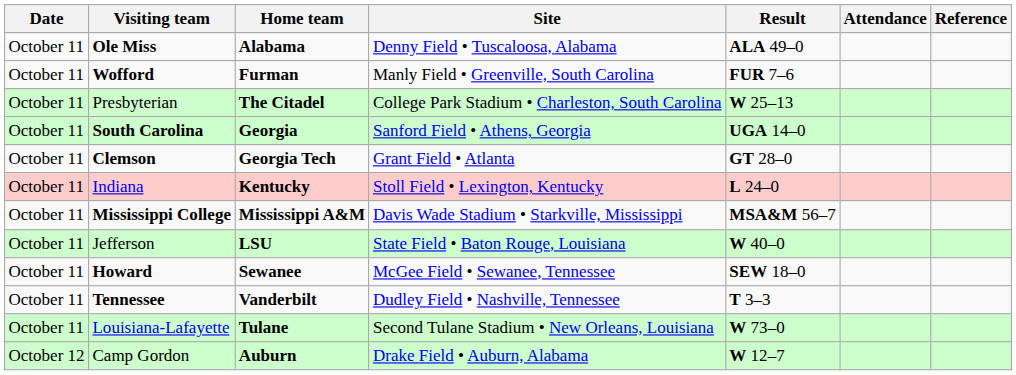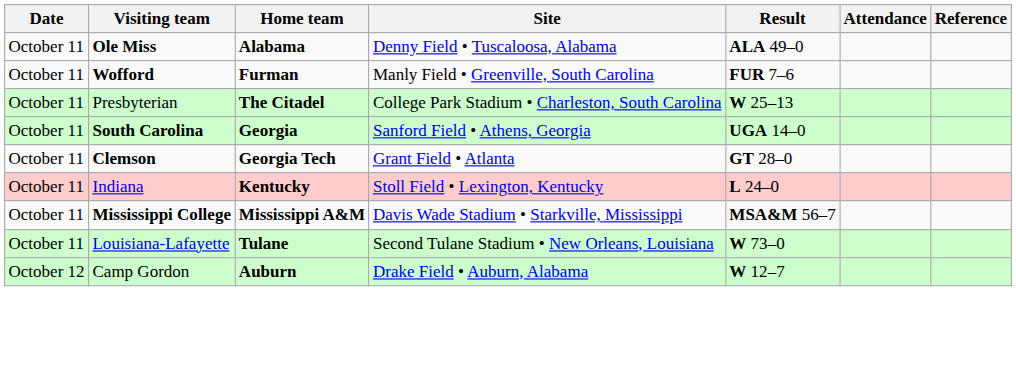- row: (123, 243)
- row: (122, 271)
- row: (129, 299)
